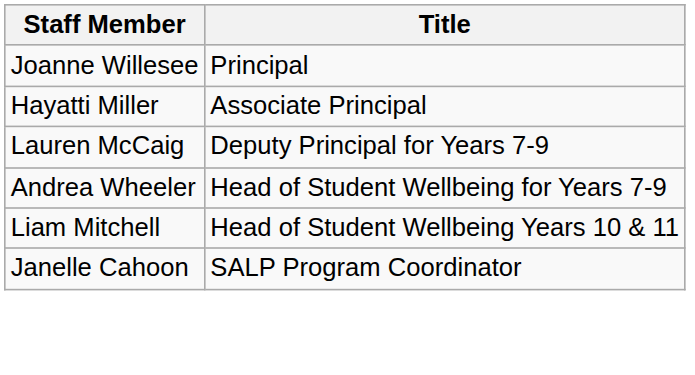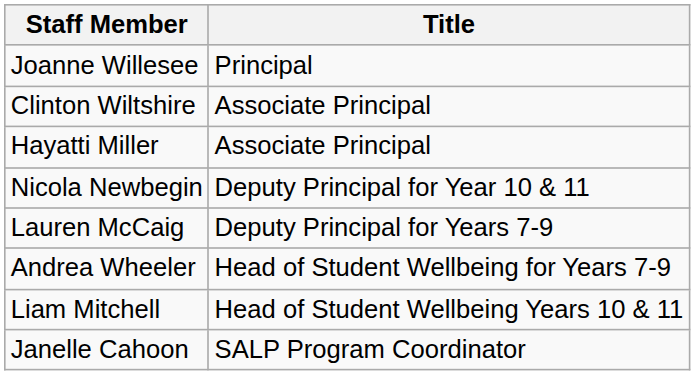+ row: (103, 106)
+ row: (107, 187)
